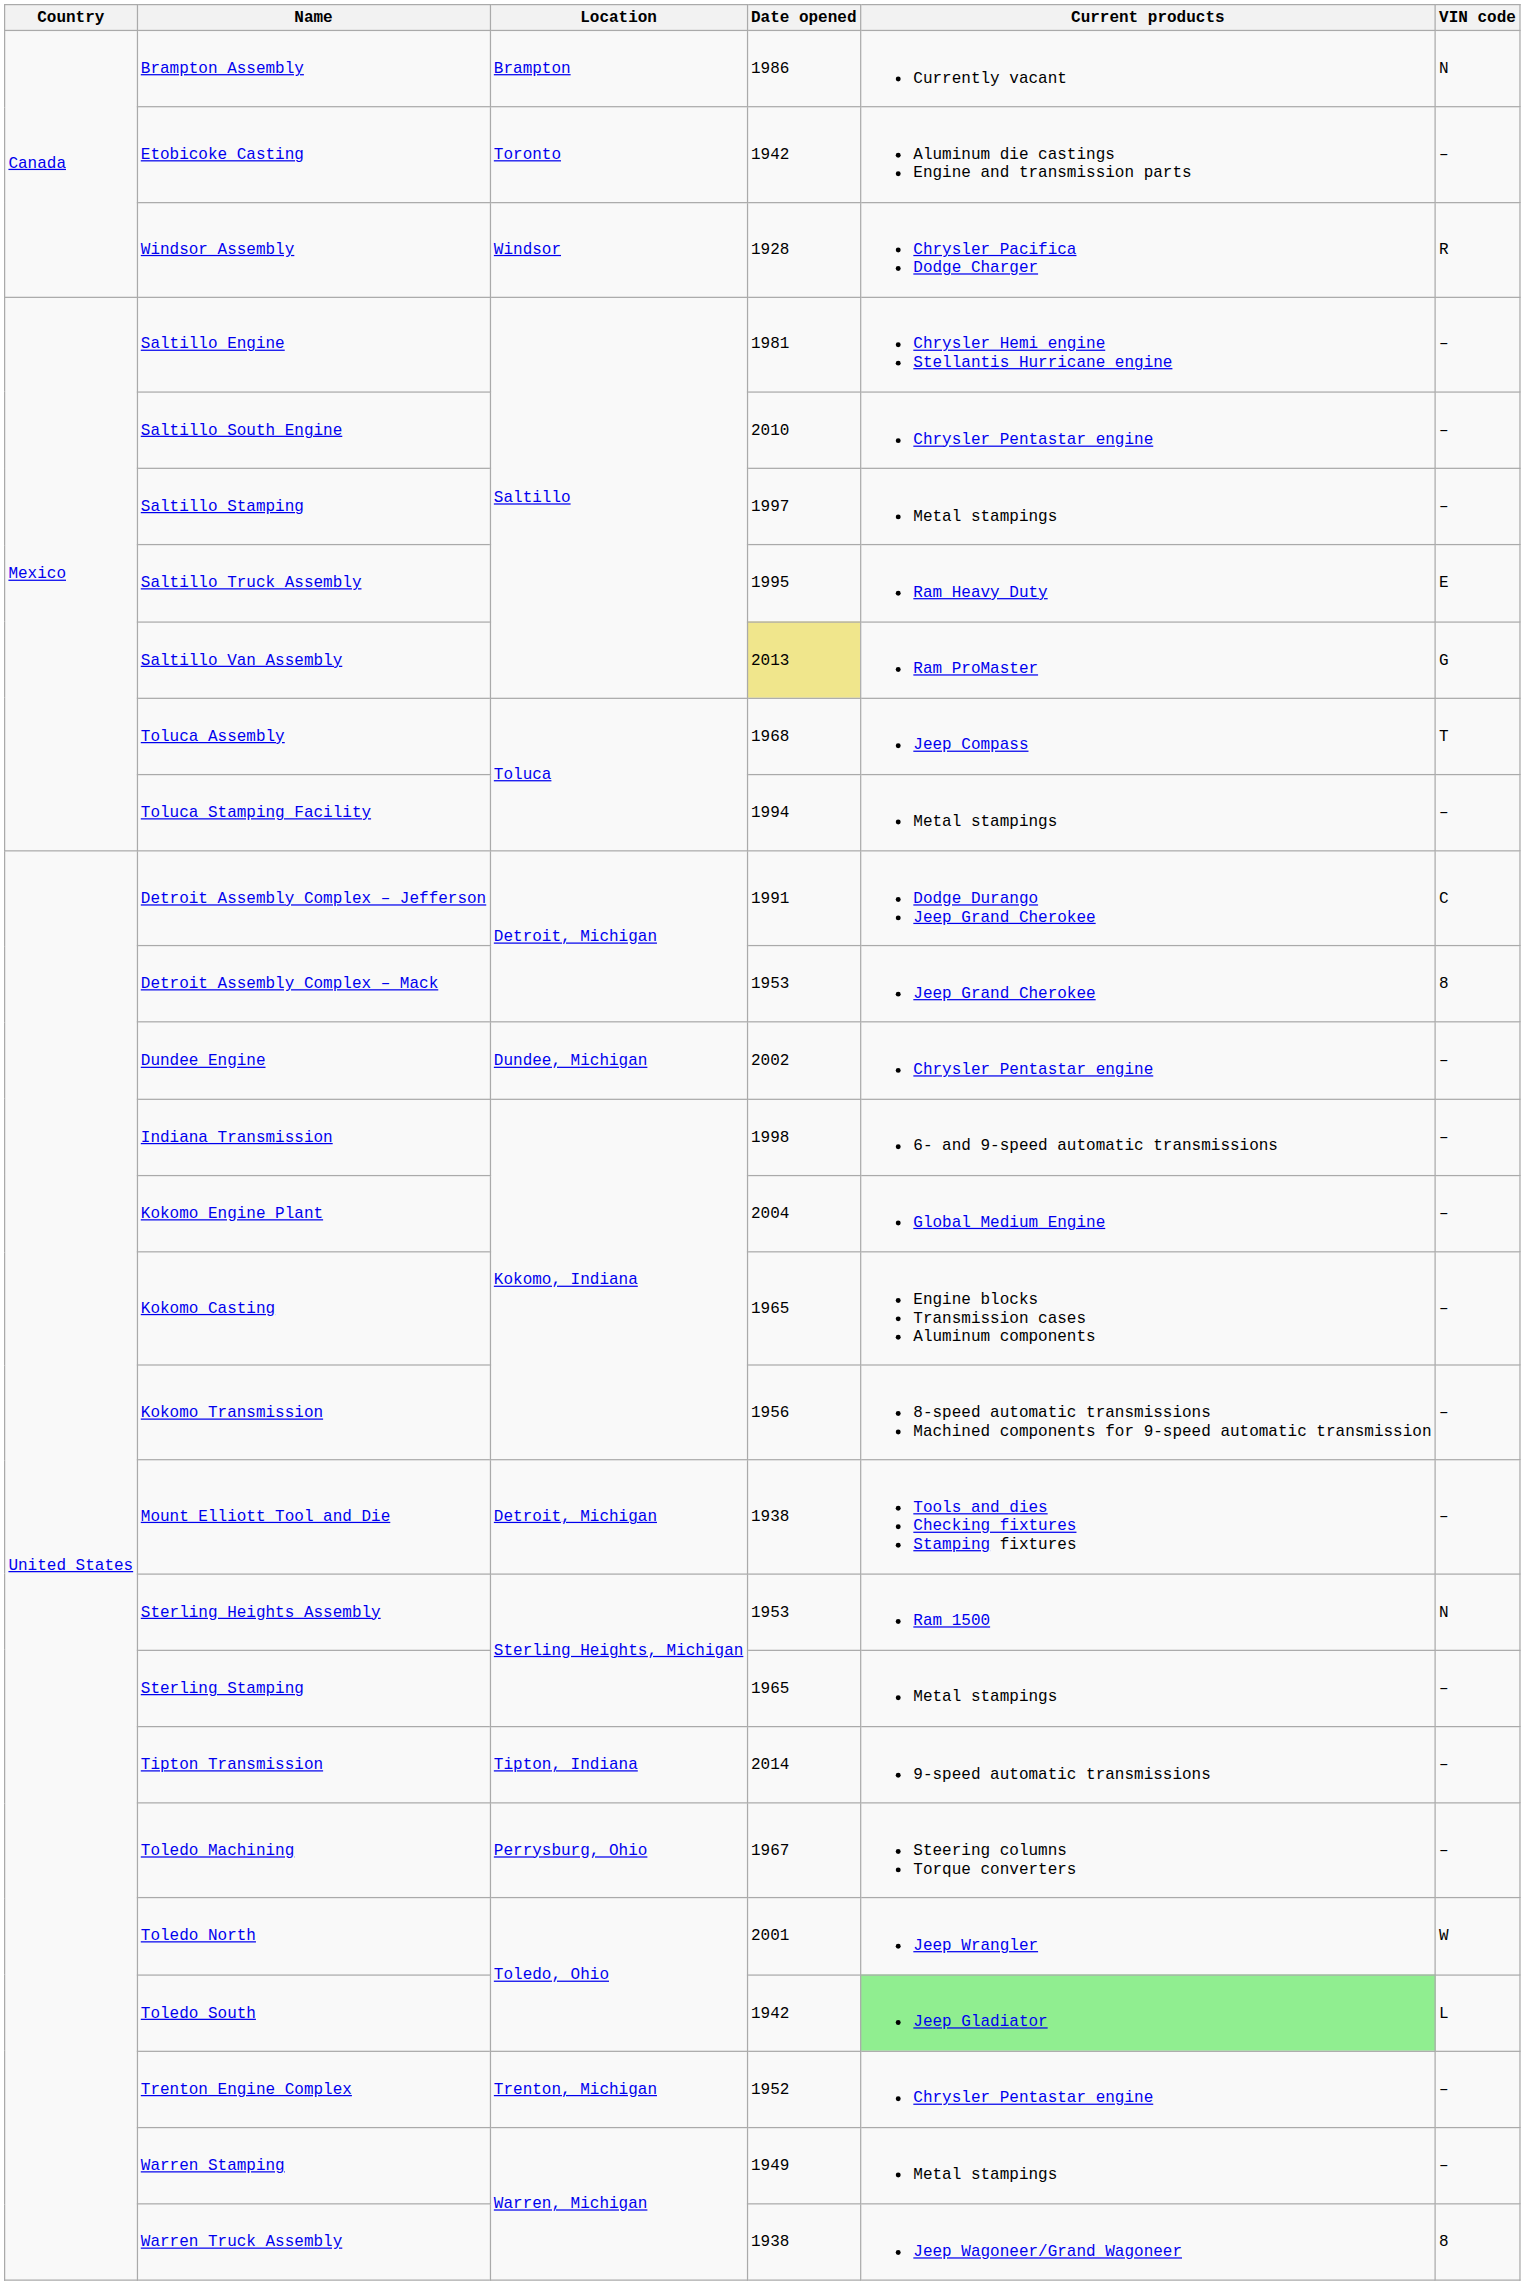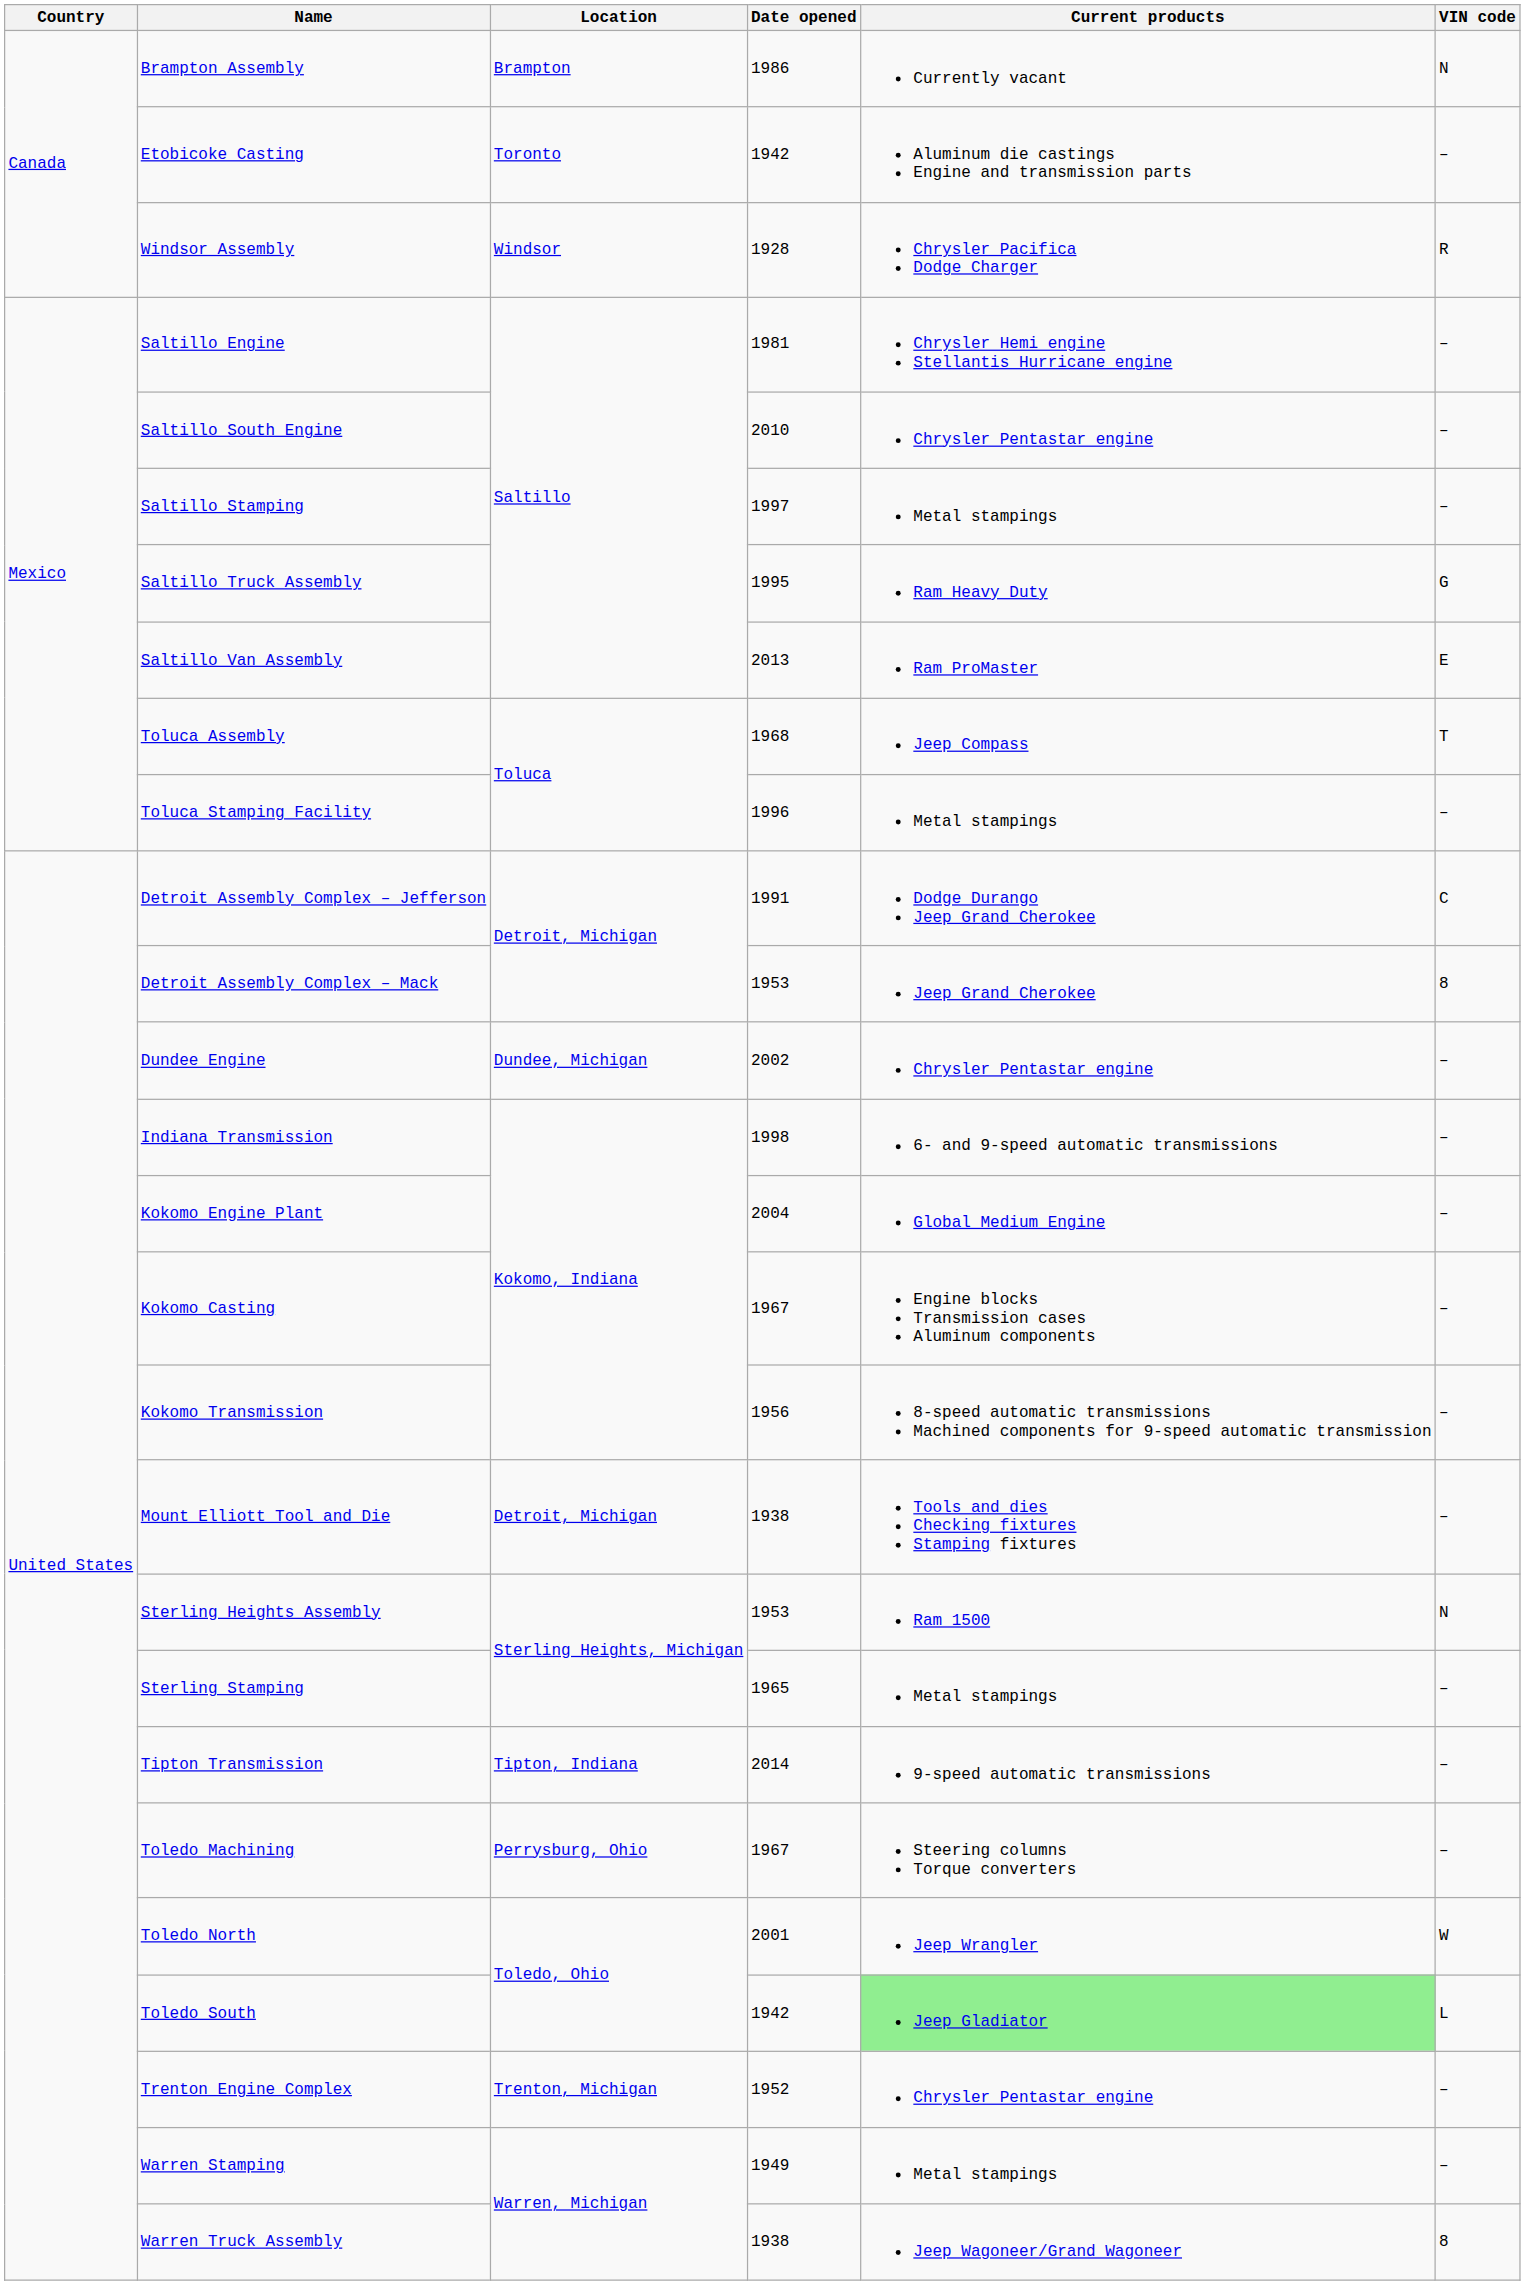(1444, 583) E -> (1444, 583) G
(770, 660) khaki background -> (770, 660) no background
(1444, 660) G -> (1444, 660) E
(770, 813) 1994 -> (770, 813) 1996
(770, 1309) 1965 -> (770, 1309) 1967
